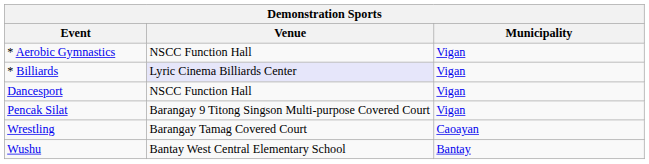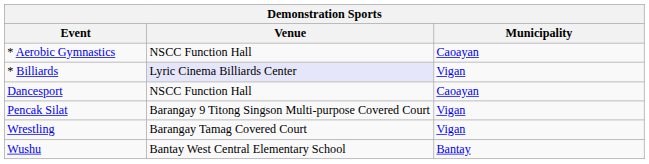(451, 52) Vigan -> (458, 52) Caoayan
(451, 91) Vigan -> (458, 91) Caoayan
(458, 129) Caoayan -> (451, 129) Vigan
